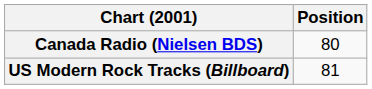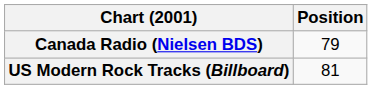(330, 44) 80 -> (330, 44) 79
